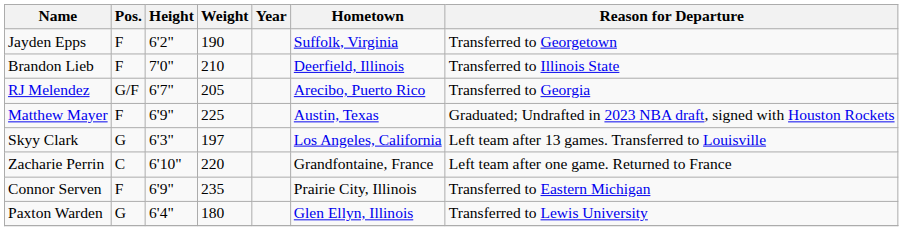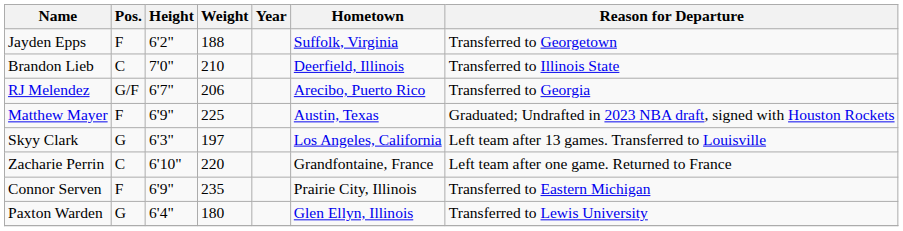(213, 41) 190 -> (213, 41) 188
(119, 66) F -> (120, 66) C
(213, 90) 205 -> (213, 90) 206
